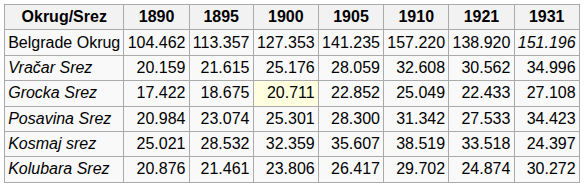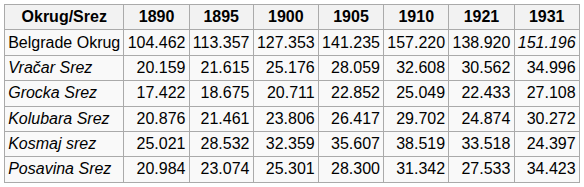(291, 93) lightyellow background -> (291, 93) no background
rows swapped: (59, 169) <-> (60, 118)
